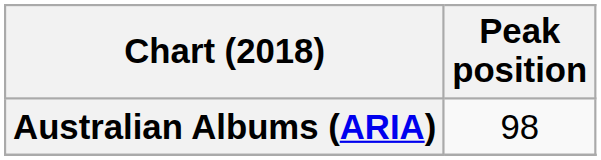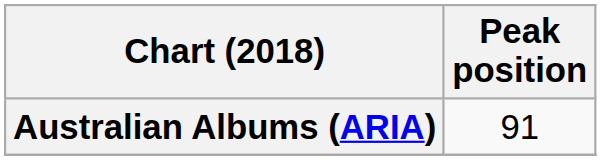(520, 126) 98 -> (520, 126) 91
